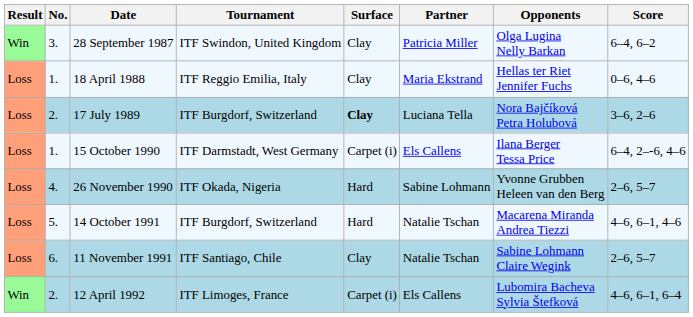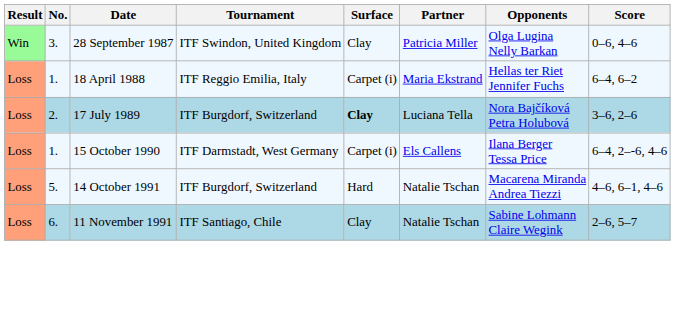(633, 42) 6–4, 6–2 -> (615, 42) 0–6, 4–6
(359, 78) Clay -> (372, 78) Carpet (i)
(633, 78) 0–6, 4–6 -> (615, 78) 6–4, 6–2
- row: (123, 186)
- row: (109, 293)
